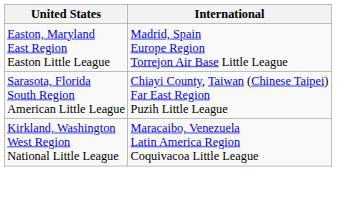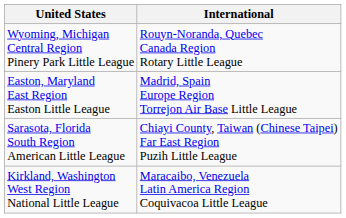+ row: (71, 47)
